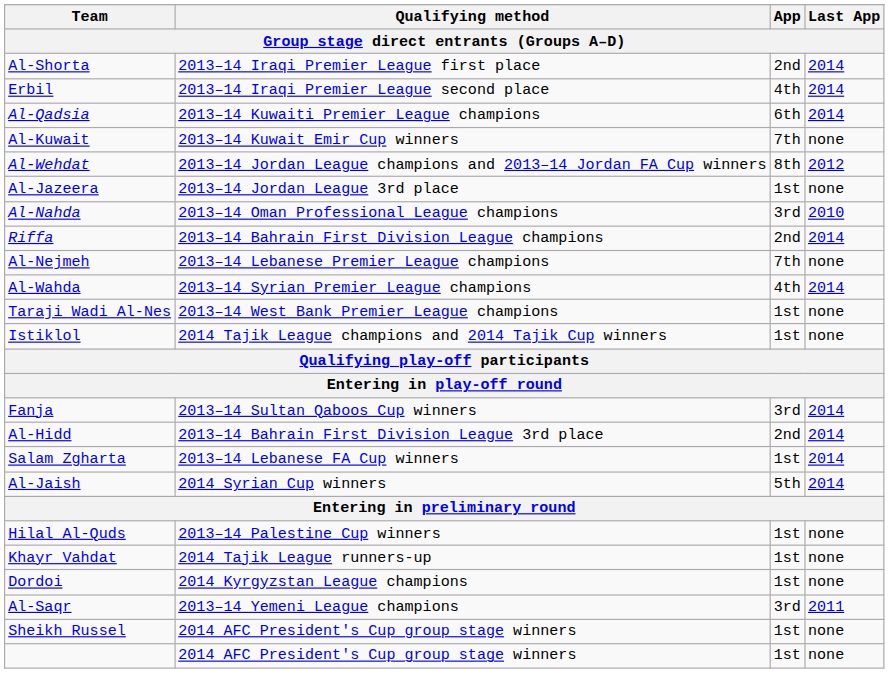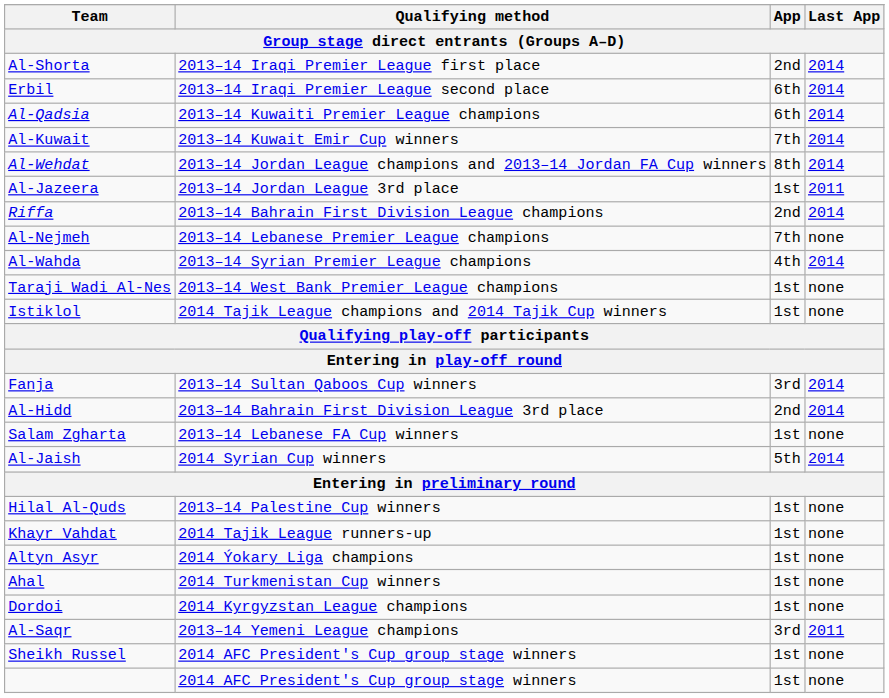(787, 91) 4th -> (787, 91) 6th
(826, 140) none -> (826, 140) 2014
(826, 164) 2012 -> (826, 164) 2014
(826, 189) none -> (826, 189) 2011
- row: (44, 213)
(826, 459) 2014 -> (826, 435) none
+ row: (53, 558)
+ row: (26, 582)
